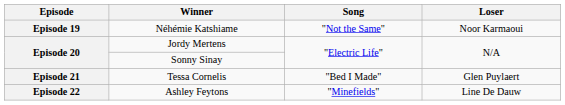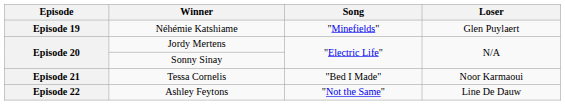(353, 28) "Not the Same" -> (353, 28) "Minefields"
(491, 28) Noor Karmaoui -> (491, 28) Glen Puylaert
(491, 76) Glen Puylaert -> (491, 76) Noor Karmaoui
(353, 92) "Minefields" -> (353, 92) "Not the Same"
